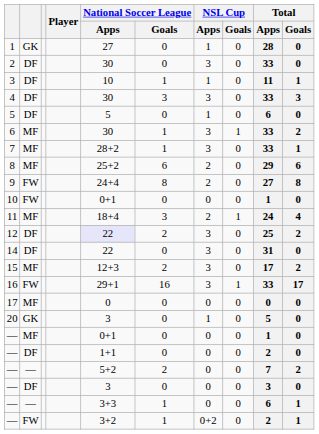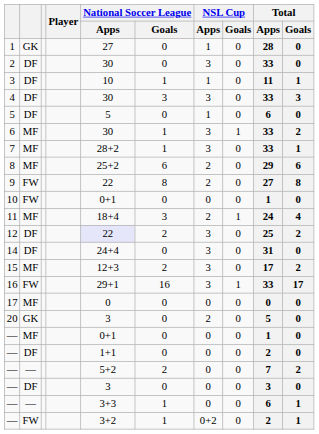(108, 183) 24+4 -> (108, 183) 22
(108, 251) 22 -> (108, 251) 24+4
(208, 319) 1 -> (208, 319) 2
